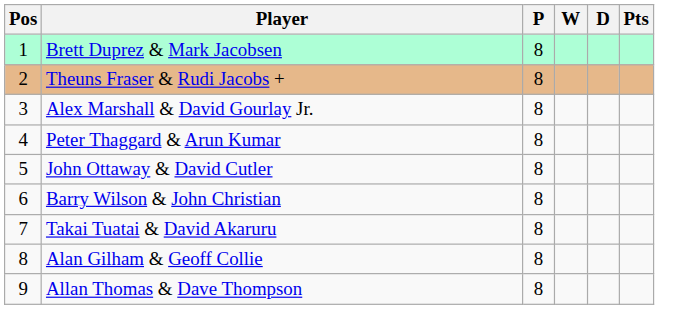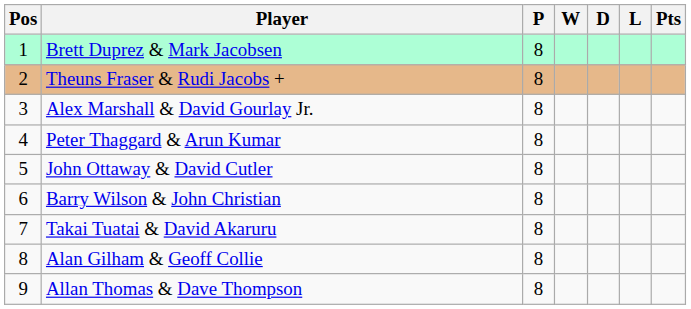+ column: (635, 19)
